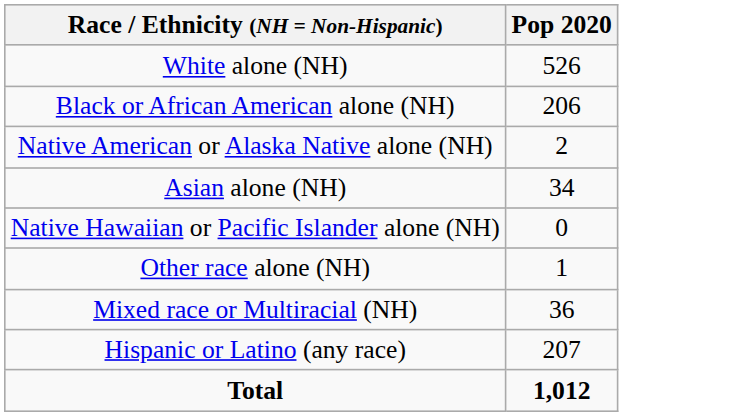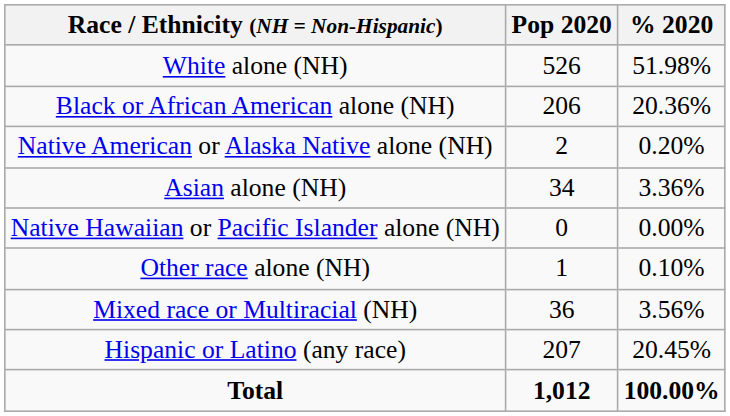+ column: (672, 24)
